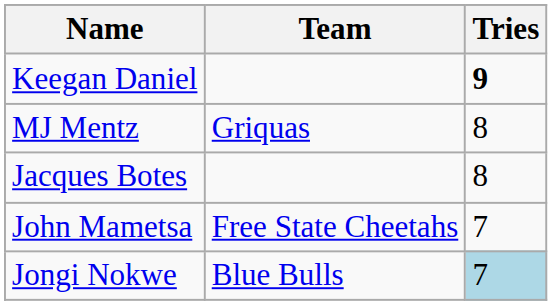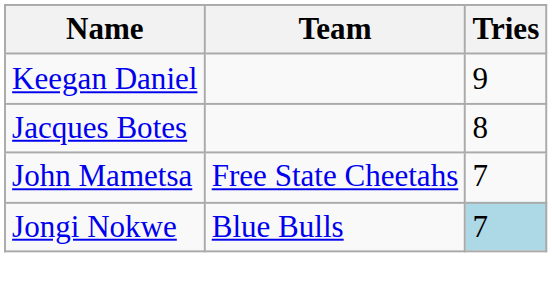(480, 78) bold -> (480, 78) normal
- row: (75, 127)
